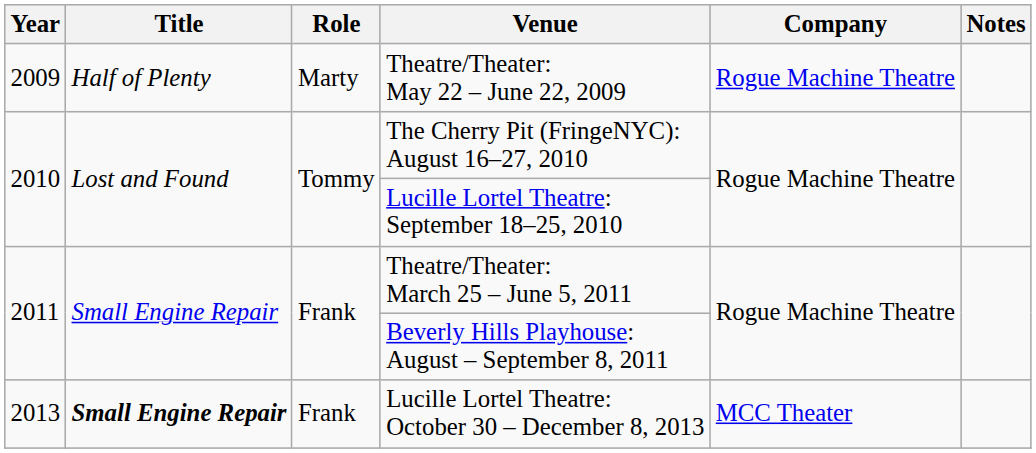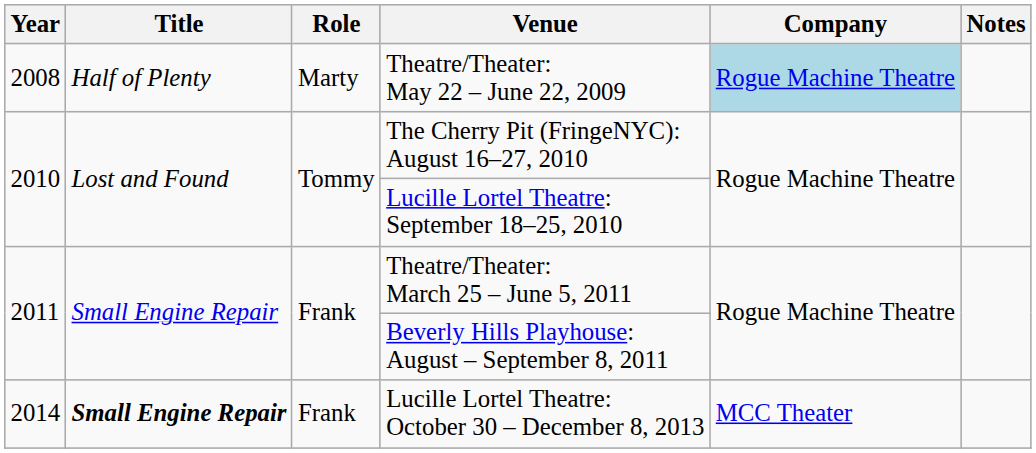(35, 77) 2009 -> (35, 77) 2008
(835, 77) no background -> (835, 77) lightblue background
(35, 413) 2013 -> (35, 413) 2014
